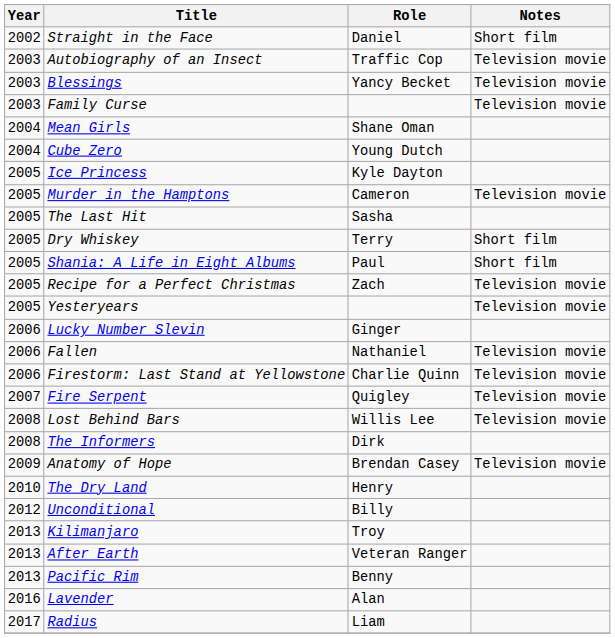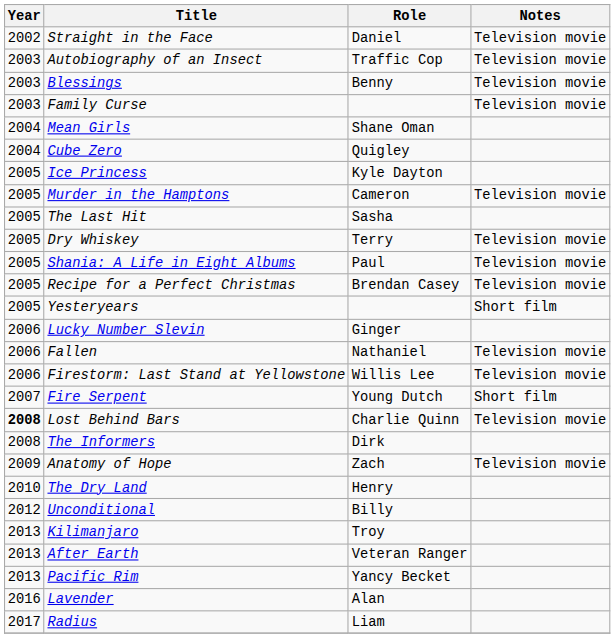(515, 38) Short film -> (540, 38) Television movie
(401, 83) Yancy Becket -> (372, 83) Benny
(397, 151) Young Dutch -> (381, 151) Quigley
(515, 240) Short film -> (540, 240) Television movie
(515, 263) Short film -> (540, 263) Television movie
(368, 285) Zach -> (405, 285) Brendan Casey
(540, 308) Television movie -> (515, 308) Short film
(405, 375) Charlie Quinn -> (393, 375) Willis Lee
(381, 398) Quigley -> (397, 398) Young Dutch
(540, 398) Television movie -> (515, 398) Short film
(24, 420) normal -> (24, 420) bold
(393, 420) Willis Lee -> (405, 420) Charlie Quinn
(405, 465) Brendan Casey -> (368, 465) Zach
(372, 577) Benny -> (401, 577) Yancy Becket
